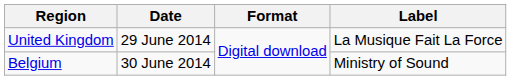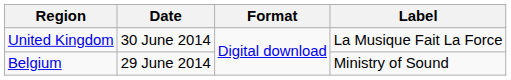(166, 39) 29 June 2014 -> (166, 39) 30 June 2014
(166, 63) 30 June 2014 -> (166, 63) 29 June 2014
